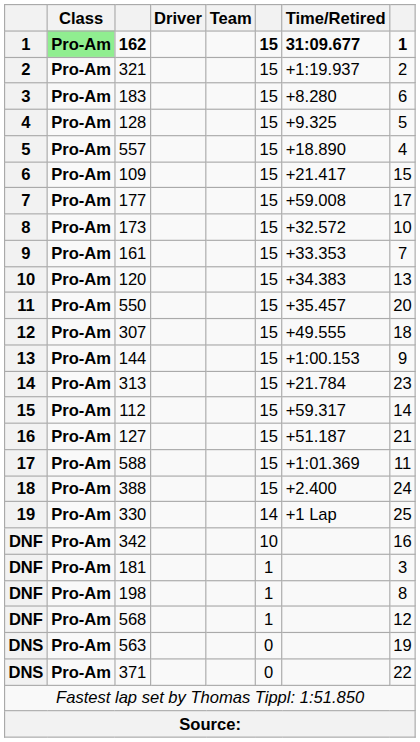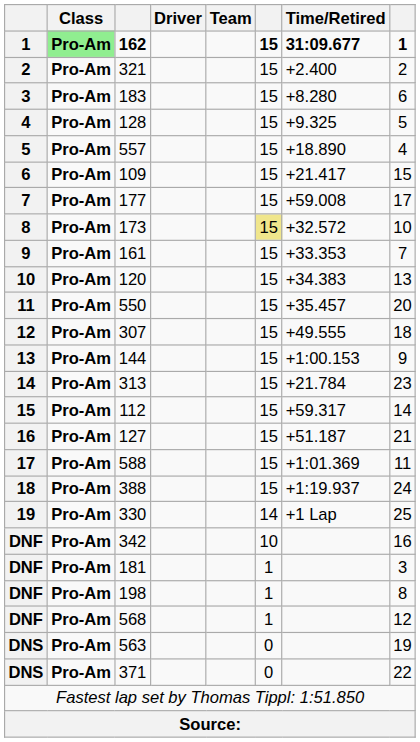(323, 70) +1:19.937 -> (311, 70) +2.400
(269, 227) no background -> (269, 227) khaki background
(311, 489) +2.400 -> (323, 489) +1:19.937
